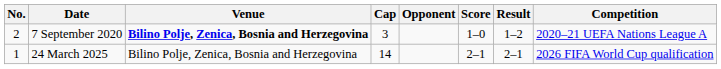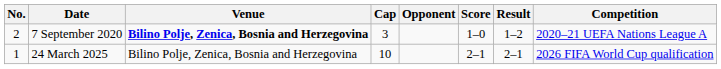(385, 53) 14 -> (385, 53) 10
